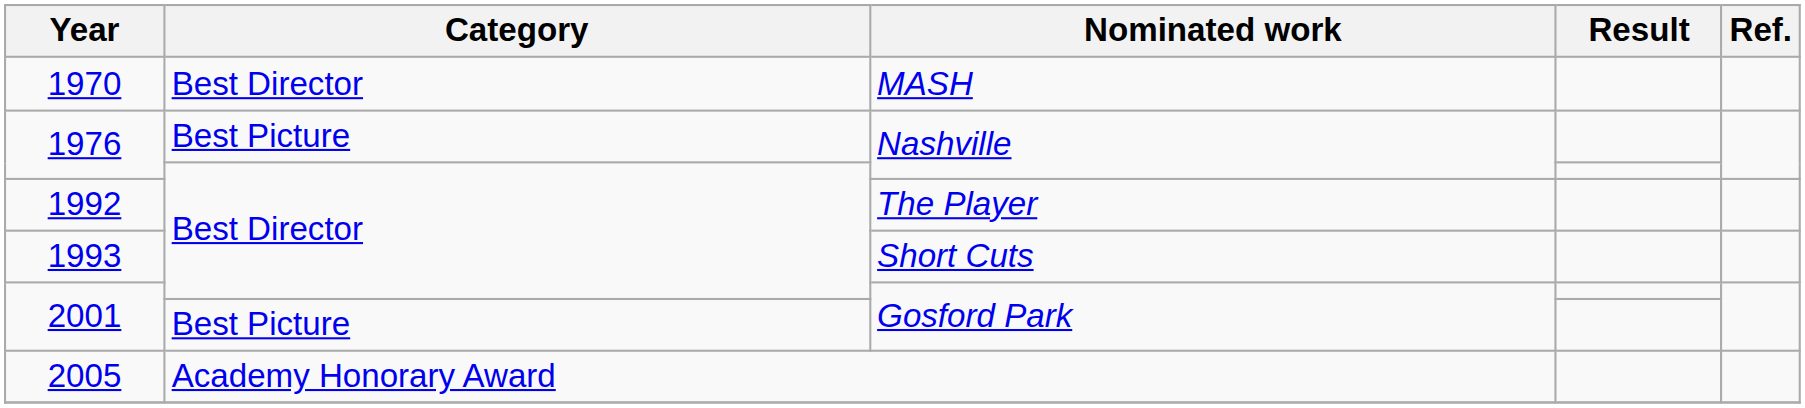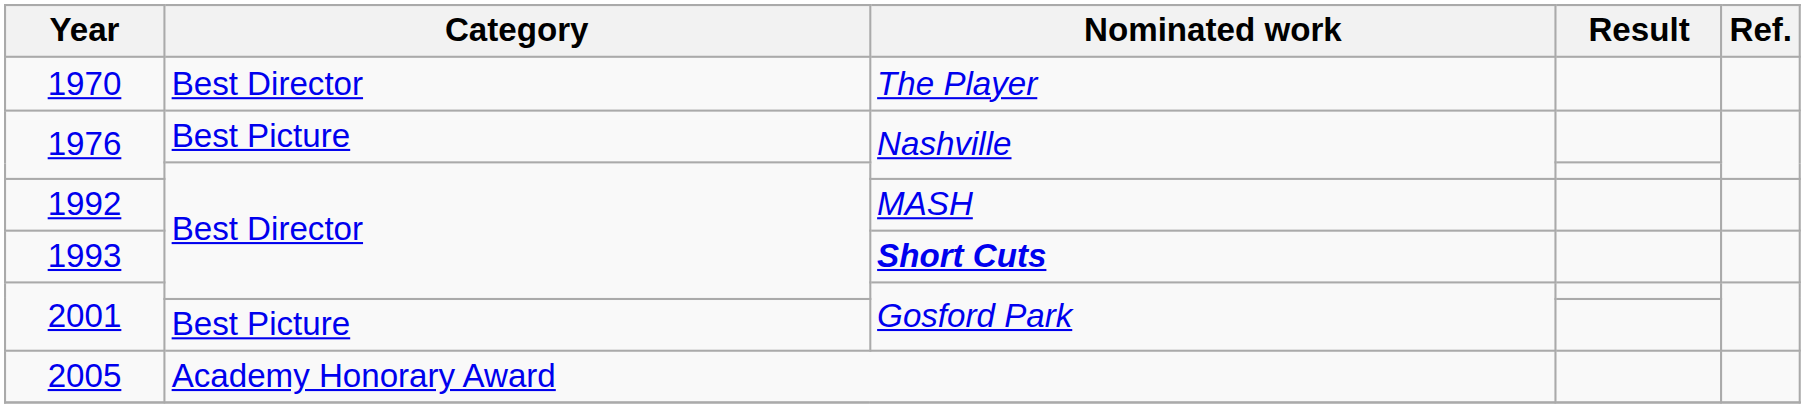(925, 83) MASH -> (957, 83) The Player
(957, 203) The Player -> (925, 203) MASH
(955, 256) normal -> (962, 256) bold
